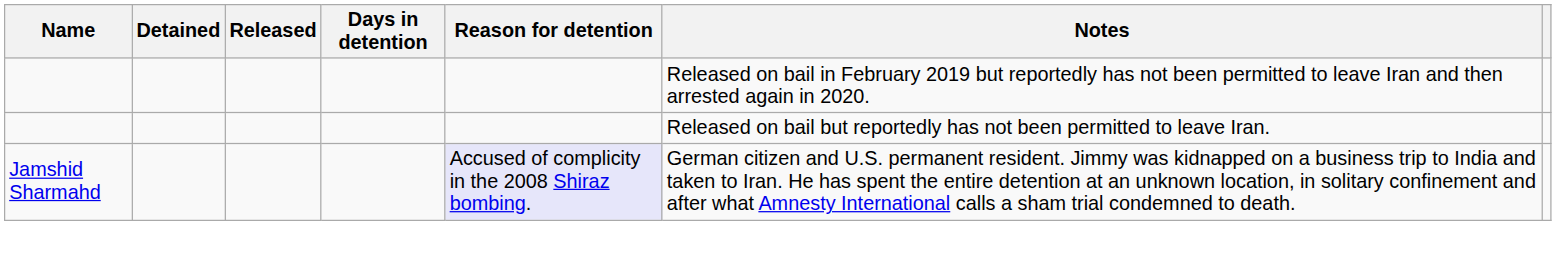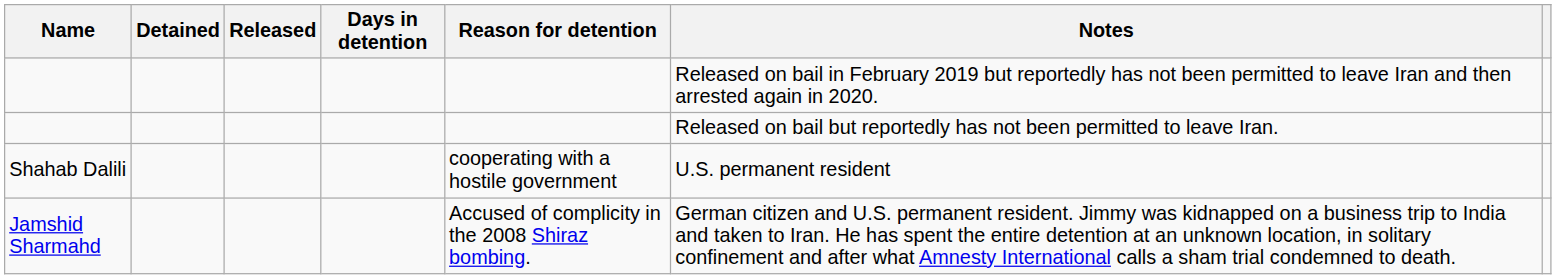+ row: (68, 170)
(545, 181) lavender background -> (555, 235) no background
